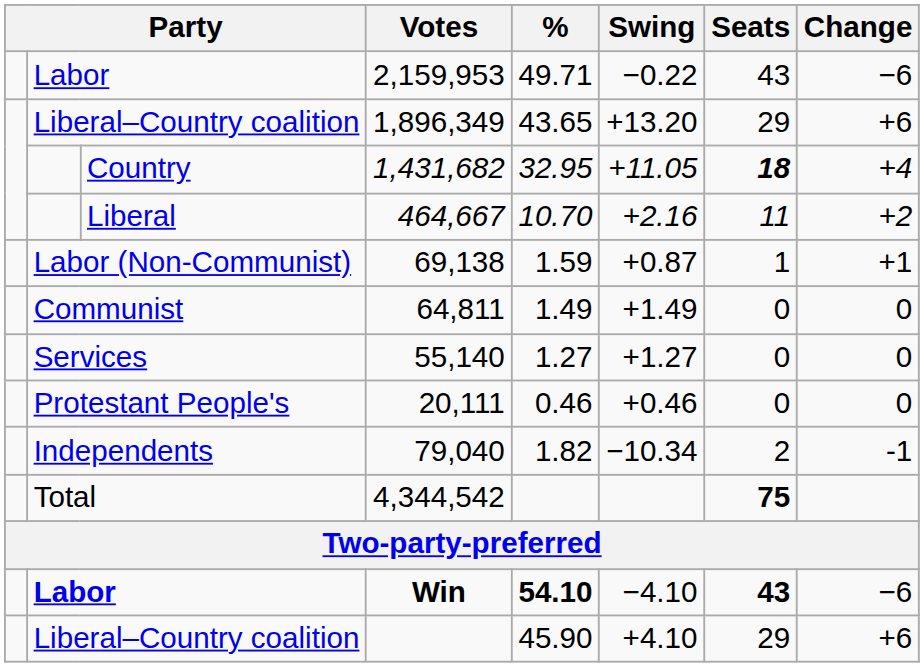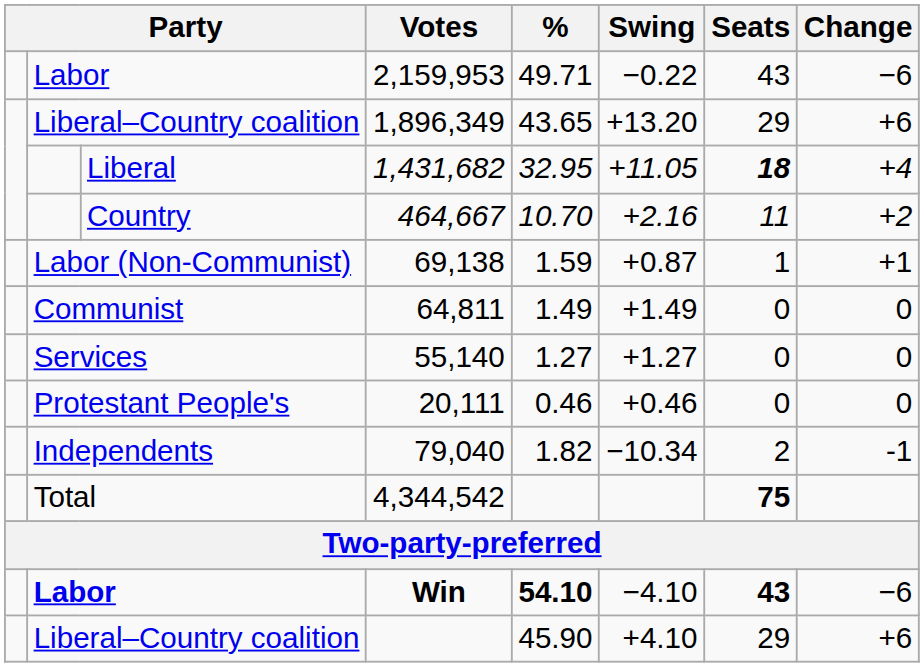(139, 168) Country -> (131, 168) Liberal
(131, 215) Liberal -> (139, 215) Country
